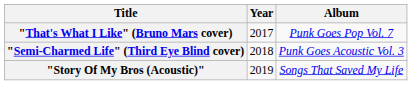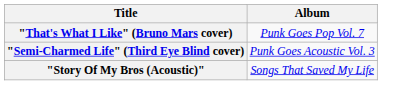- column: (262, 13)
